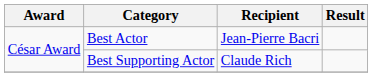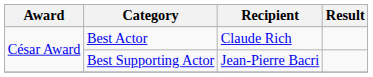(270, 38) Jean-Pierre Bacri -> (256, 38) Claude Rich
(256, 60) Claude Rich -> (270, 60) Jean-Pierre Bacri
